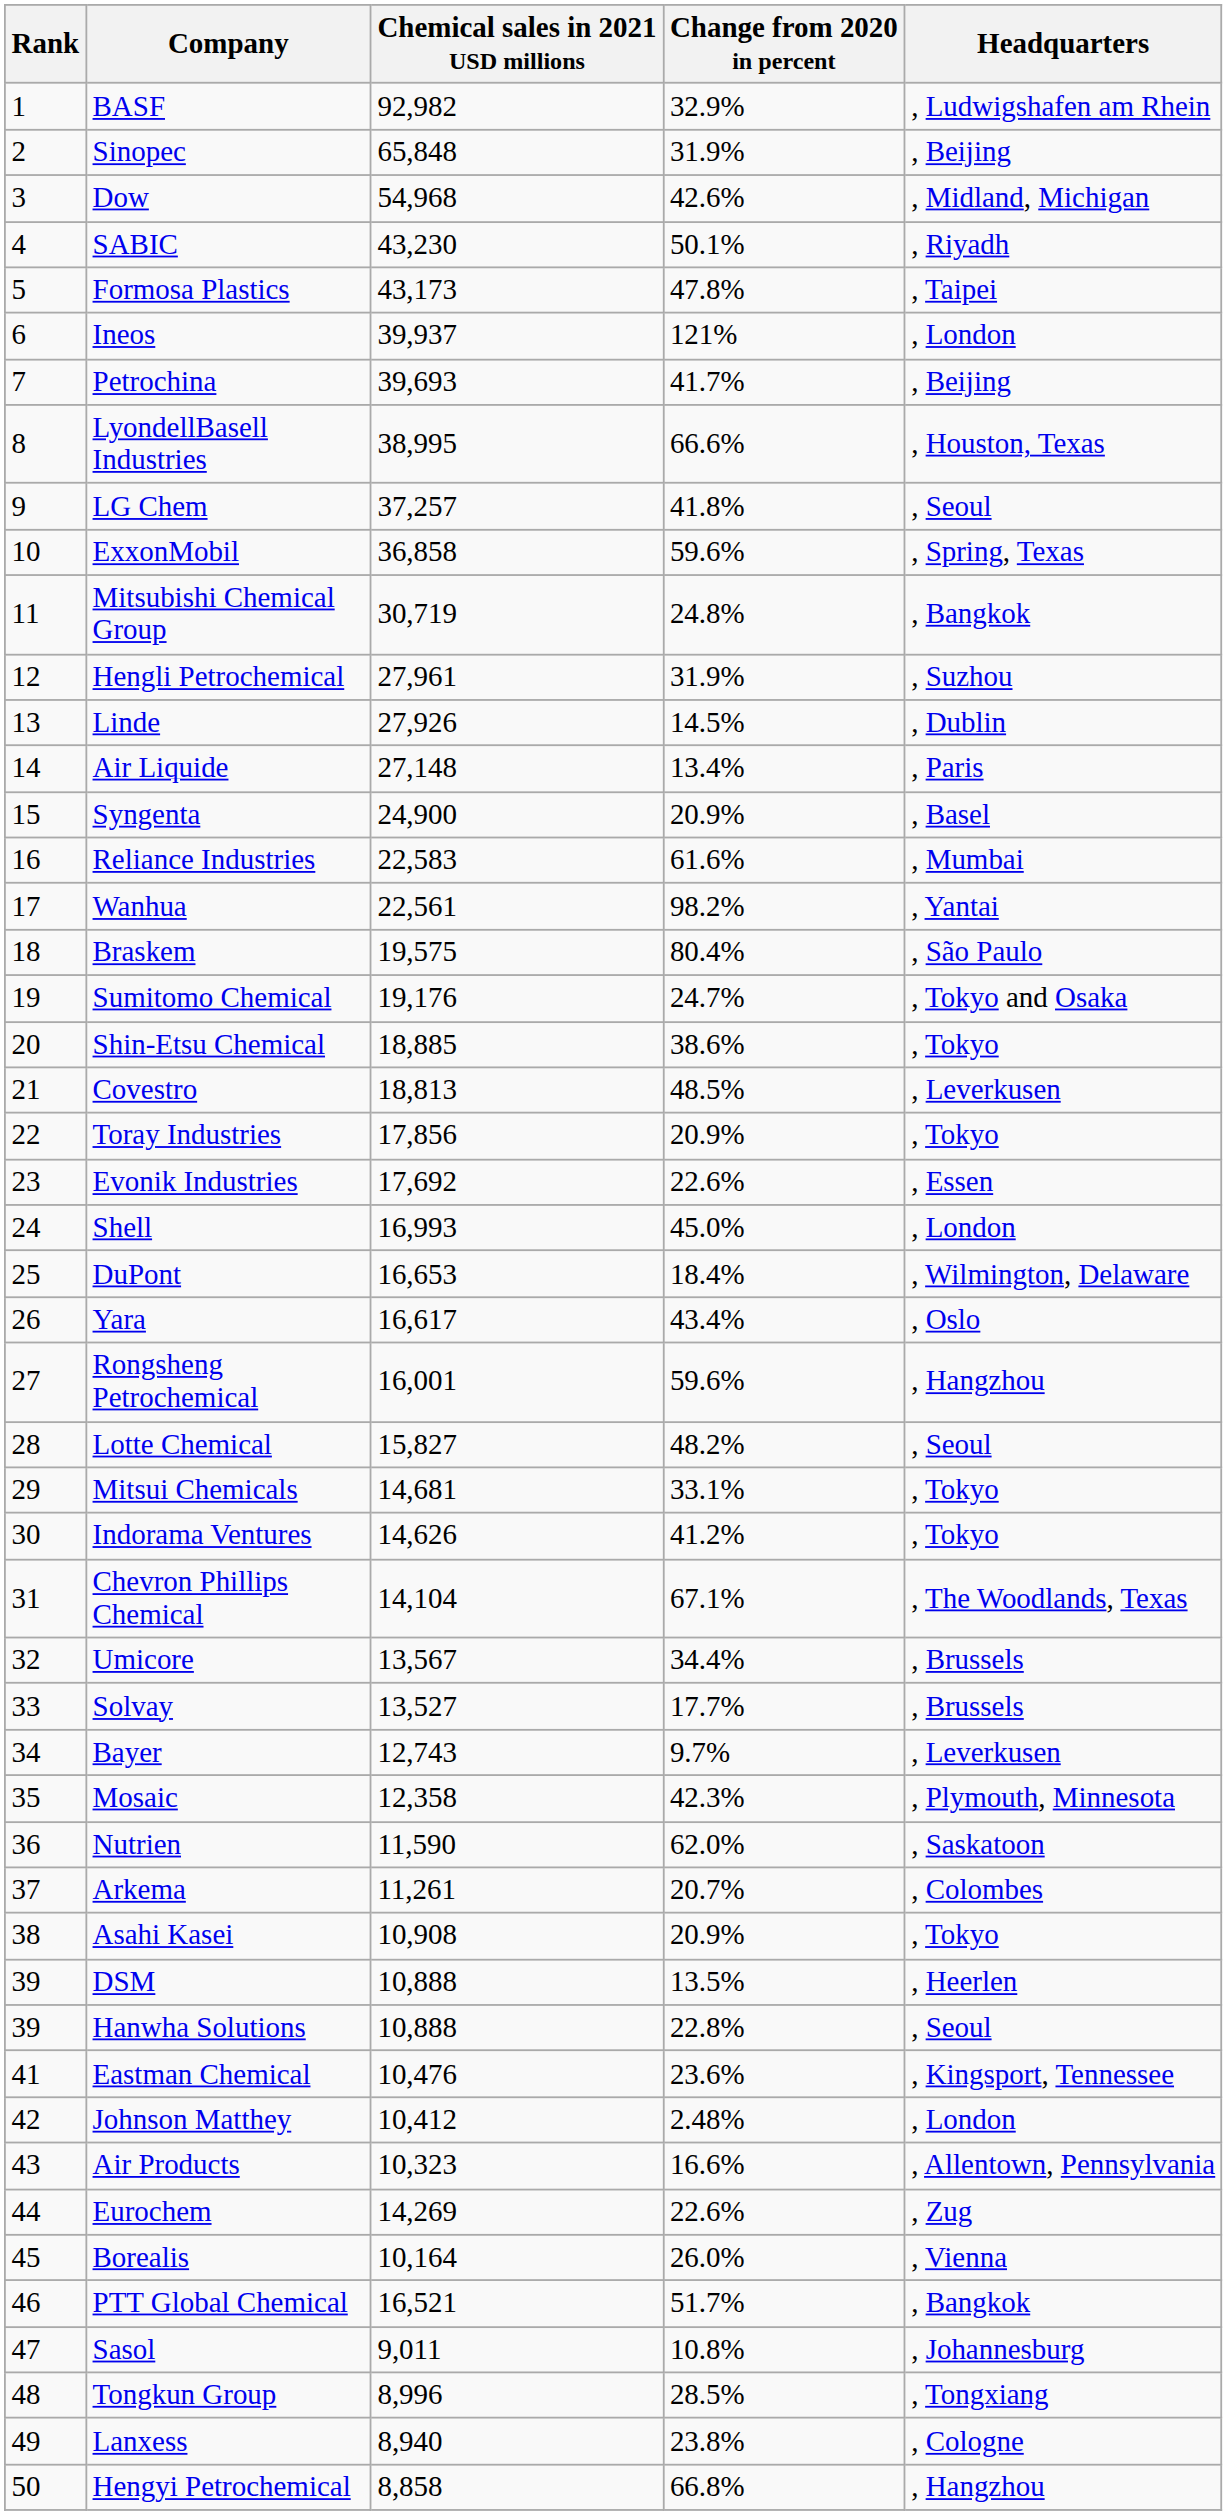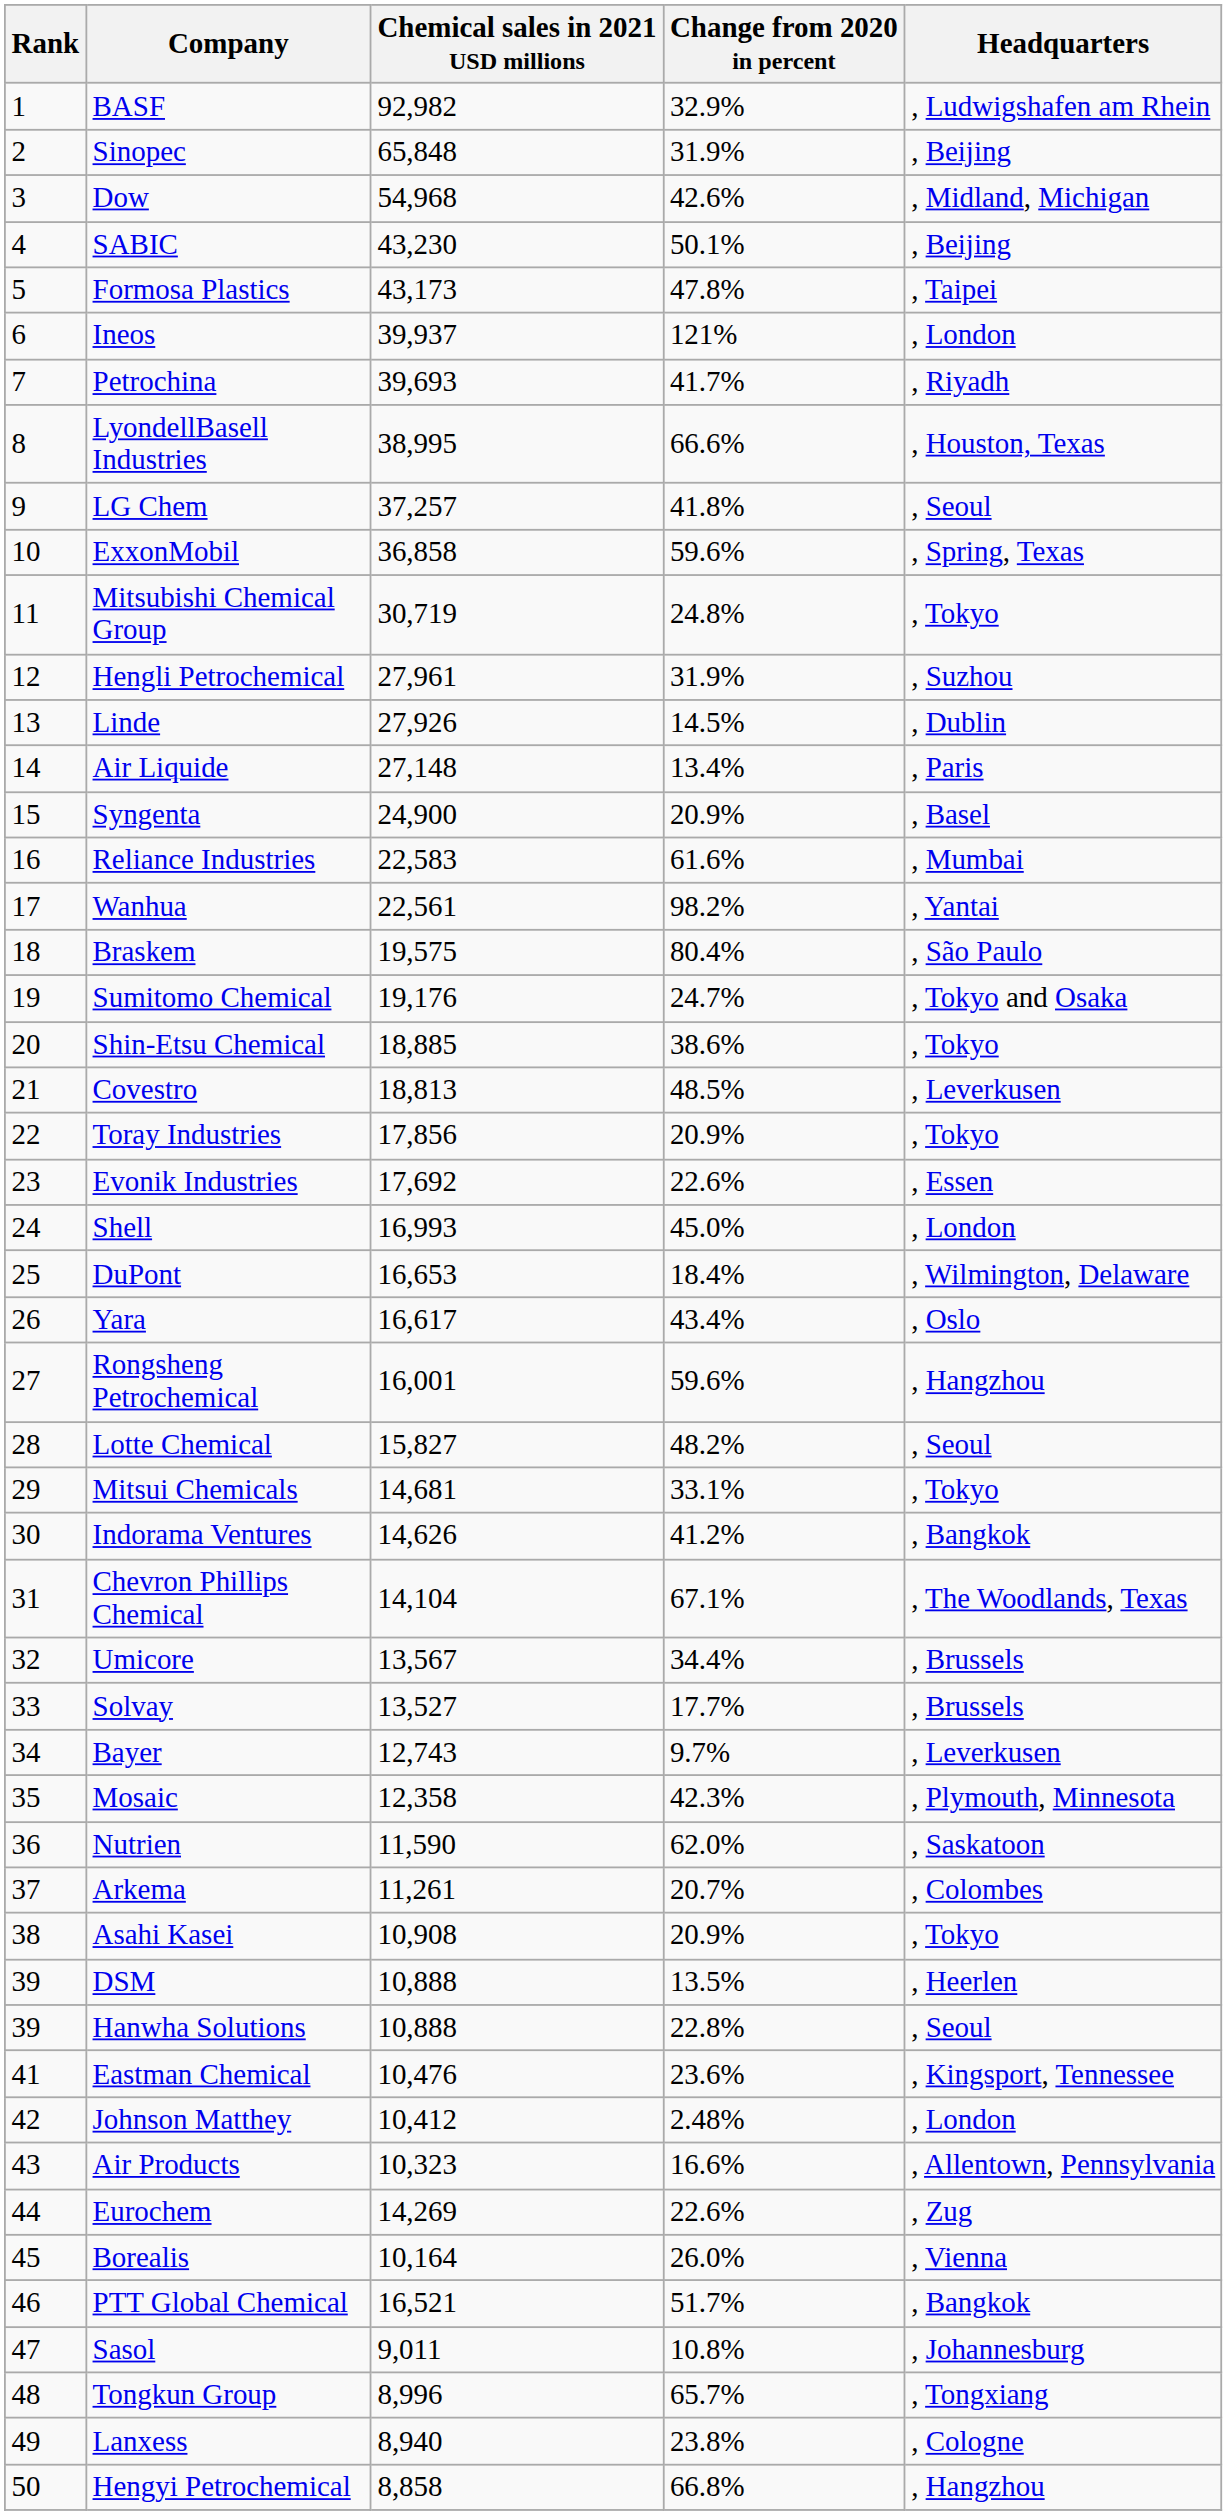(960, 243) , Riyadh -> (961, 243) , Beijing
(961, 381) , Beijing -> (960, 381) , Riyadh
(971, 614) , Bangkok -> (955, 614) , Tokyo
(955, 1535) , Tokyo -> (971, 1535) , Bangkok
(707, 2394) 28.5% -> (707, 2394) 65.7%
